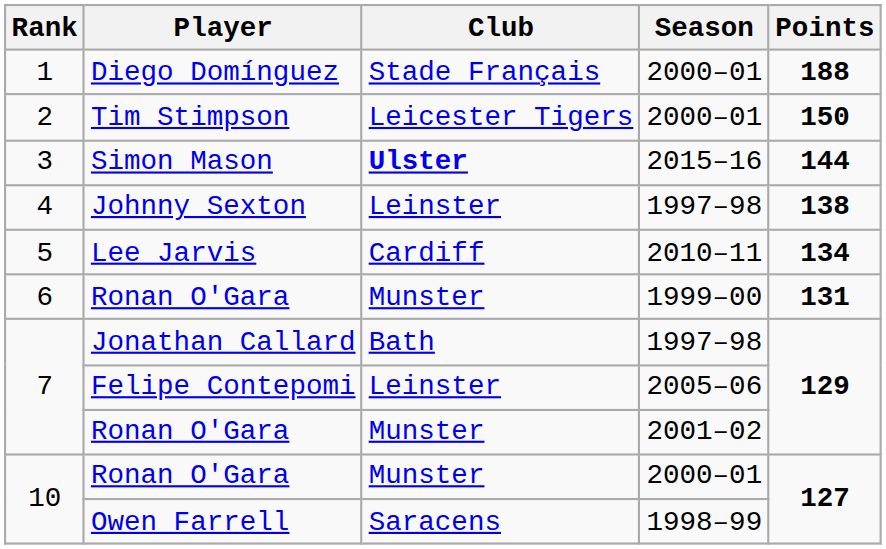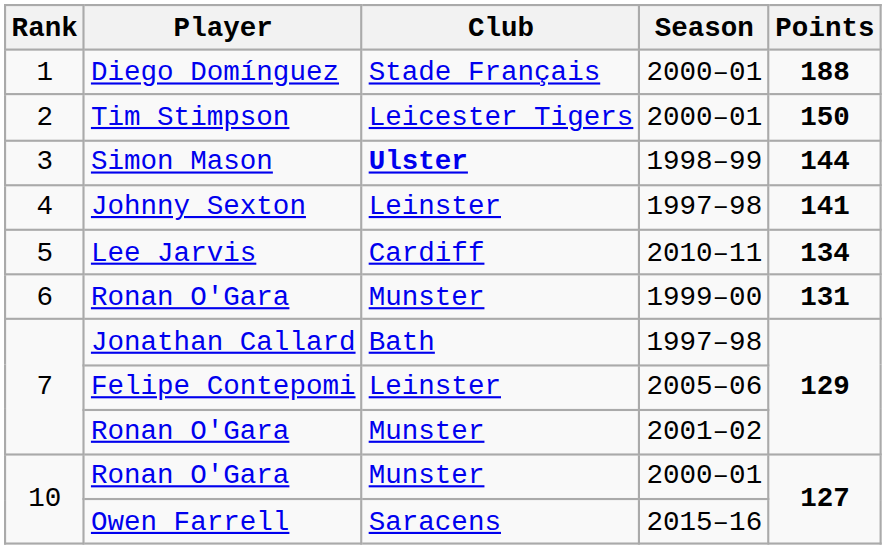(704, 162) 2015–16 -> (704, 162) 1998–99
(825, 207) 138 -> (825, 207) 141
(704, 522) 1998–99 -> (704, 522) 2015–16
